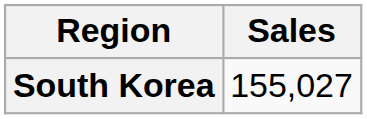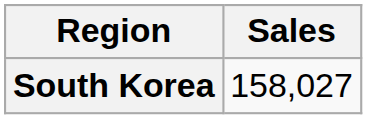(291, 85) 155,027 -> (291, 85) 158,027
